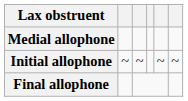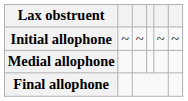rows swapped: (61, 61) <-> (61, 38)
